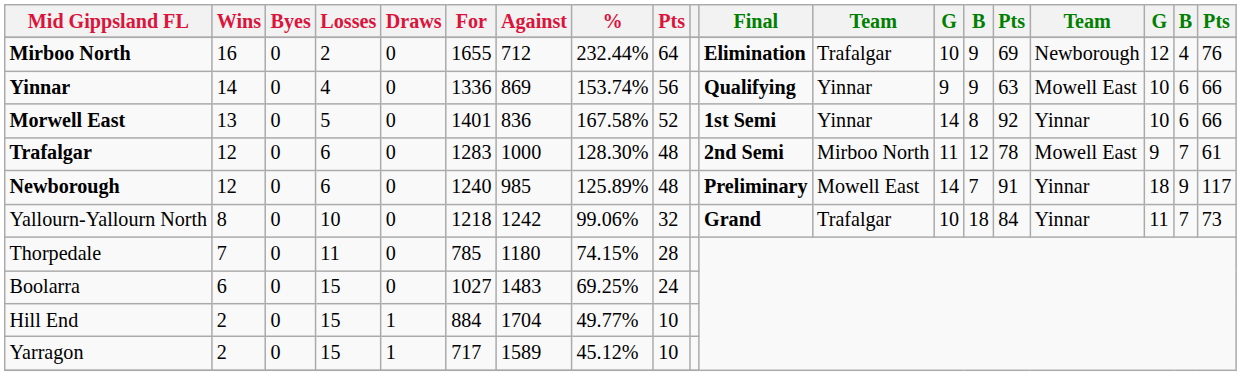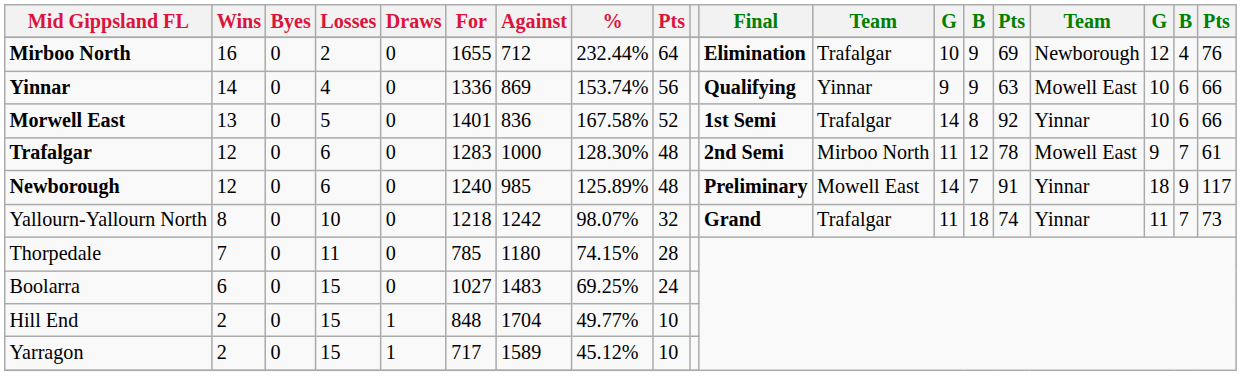(844, 120) Yinnar -> (854, 120) Trafalgar
(608, 219) 99.06% -> (608, 219) 98.07%
(949, 219) 10 -> (949, 219) 11
(1008, 219) 84 -> (1008, 219) 74
(466, 319) 884 -> (466, 319) 848
